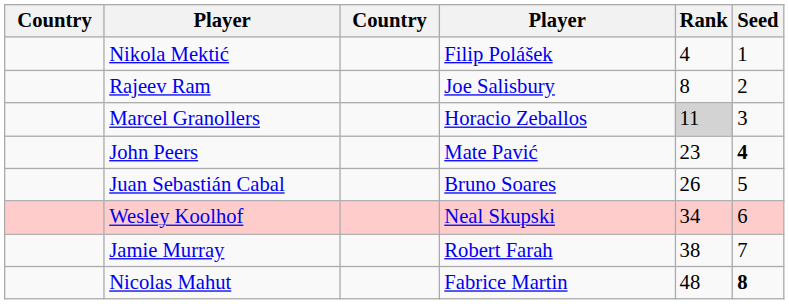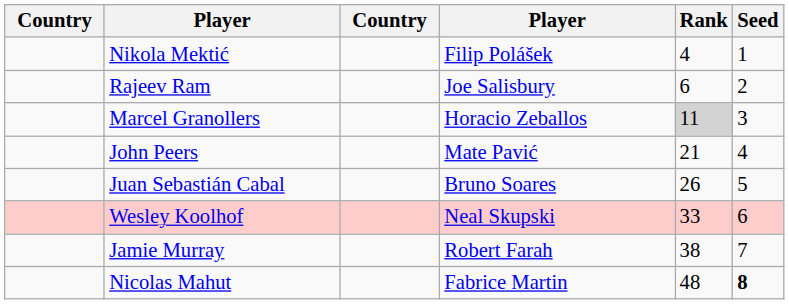(685, 86) 8 -> (685, 86) 6
(690, 151) 23 -> (690, 151) 21
(742, 151) bold -> (742, 151) normal
(690, 217) 34 -> (690, 217) 33
